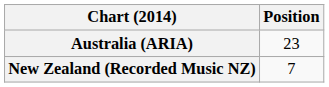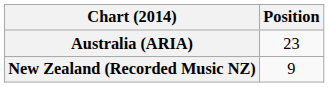(291, 69) 7 -> (291, 69) 9
